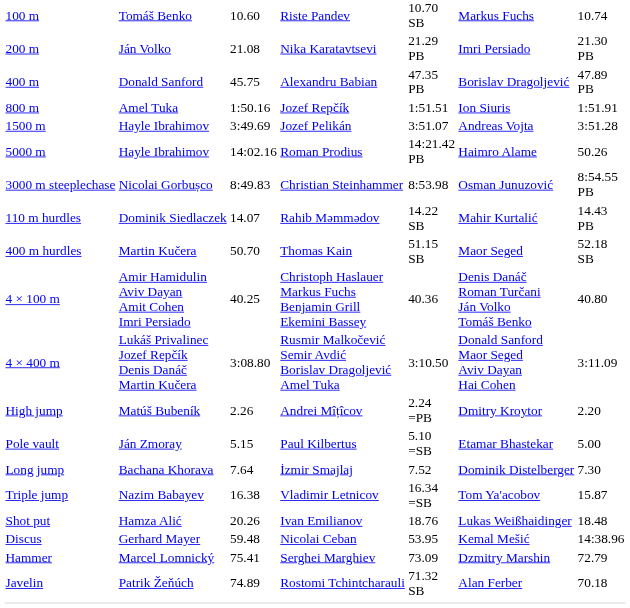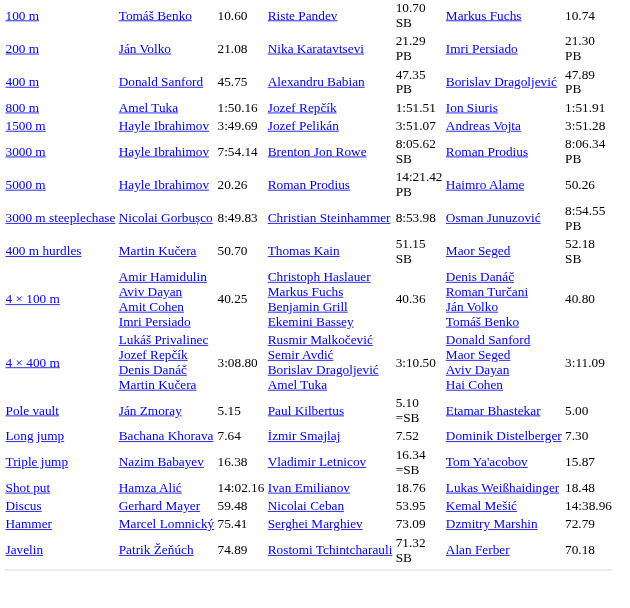+ row: (26, 151)
(254, 151) 14:02.16 -> (232, 184) 20.26
- row: (43, 218)
- row: (34, 410)
(245, 520) 20.26 -> (241, 487) 14:02.16
